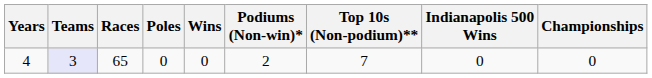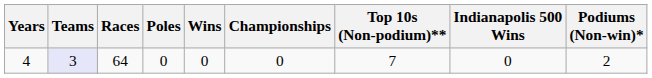columns swapped: (266, 26) <-> (592, 26)
(120, 60) 65 -> (120, 60) 64
